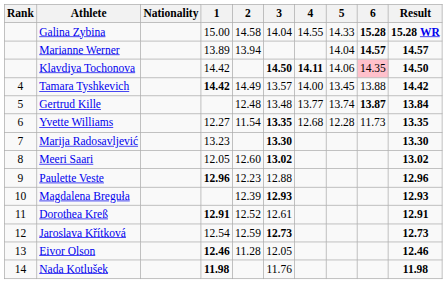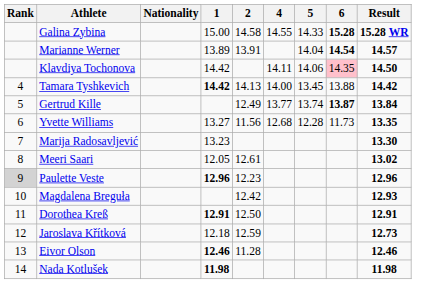- column: (279, 13)
(248, 50) 13.94 -> (248, 50) 13.91
(373, 50) 14.57 -> (342, 50) 14.54
(310, 68) bold -> (279, 68) normal
(248, 86) 14.49 -> (248, 86) 14.13
(248, 104) 12.48 -> (248, 104) 12.49
(217, 123) 12.27 -> (217, 123) 13.27
(248, 123) 11.54 -> (248, 123) 11.56
(248, 159) 12.60 -> (248, 159) 12.61
(20, 178) no background -> (20, 178) lightgrey background
(248, 196) 12.39 -> (248, 196) 12.42
(248, 214) 12.52 -> (248, 214) 12.50
(217, 232) 12.54 -> (217, 232) 12.18
